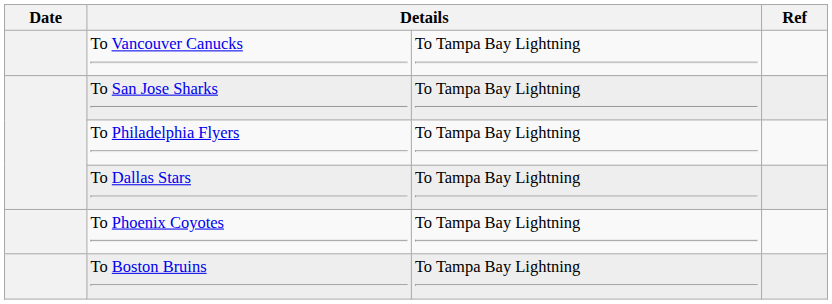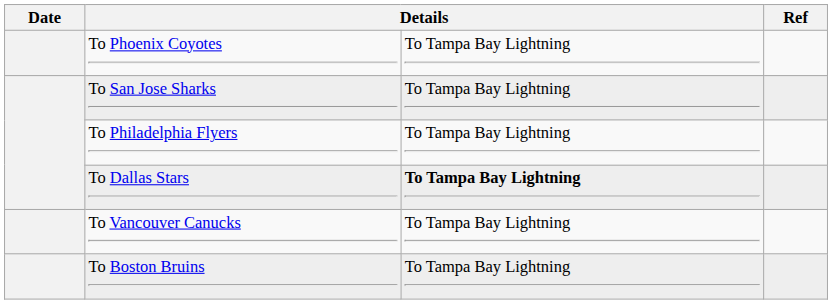rows swapped: (249, 228) <-> (249, 49)
(587, 183) normal -> (582, 183) bold
